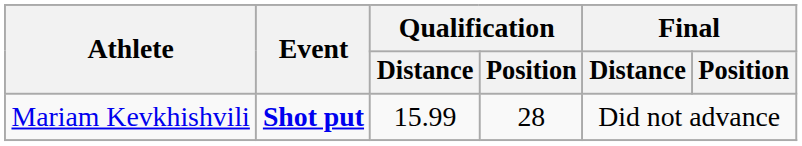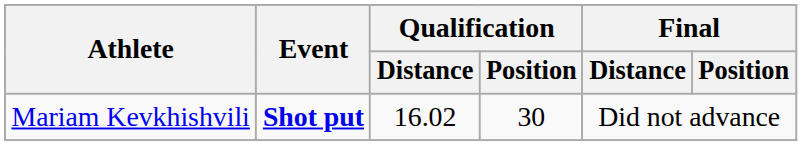(425, 117) 15.99 -> (425, 117) 16.02
(531, 117) 28 -> (531, 117) 30
